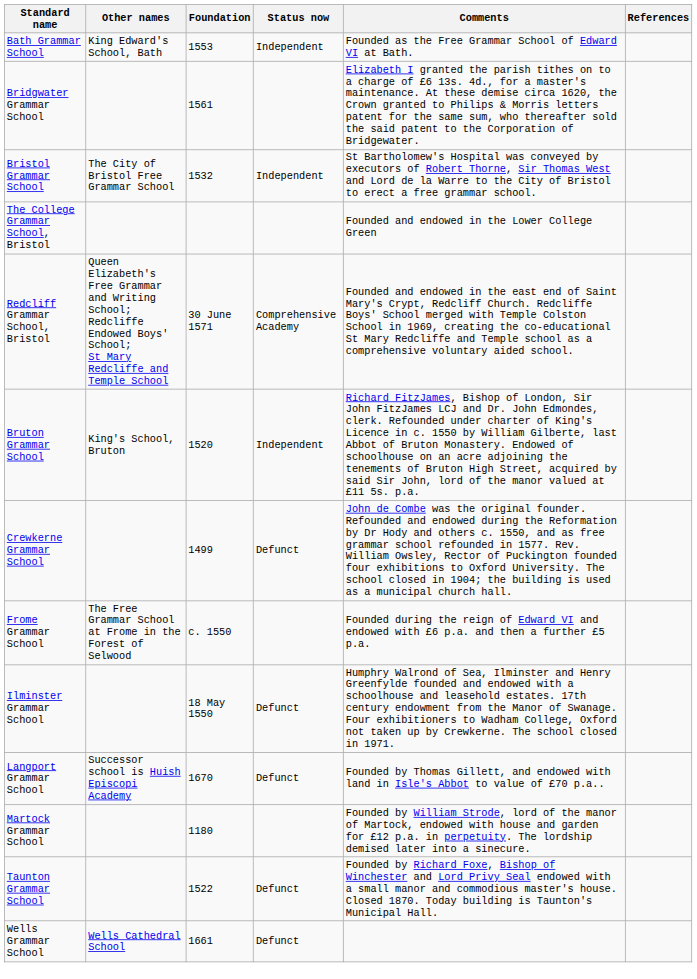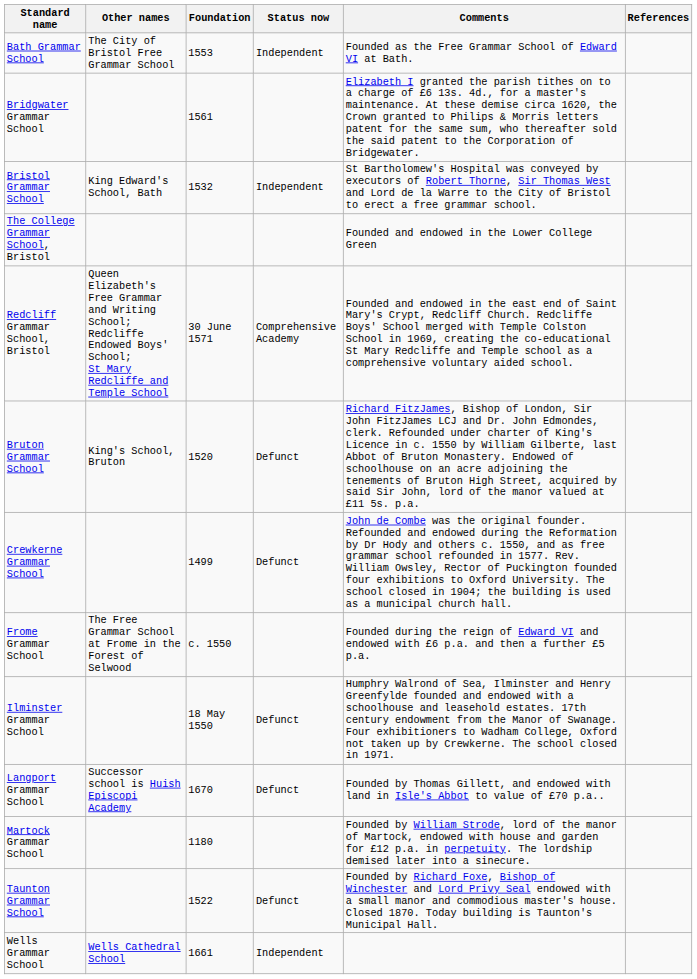(128, 47) King Edward's School, Bath -> (131, 53) The City of Bristol Free Grammar School
(131, 176) The City of Bristol Free Grammar School -> (128, 187) King Edward's School, Bath
(290, 445) Independent -> (278, 457) Defunct
(278, 941) Defunct -> (290, 953) Independent
